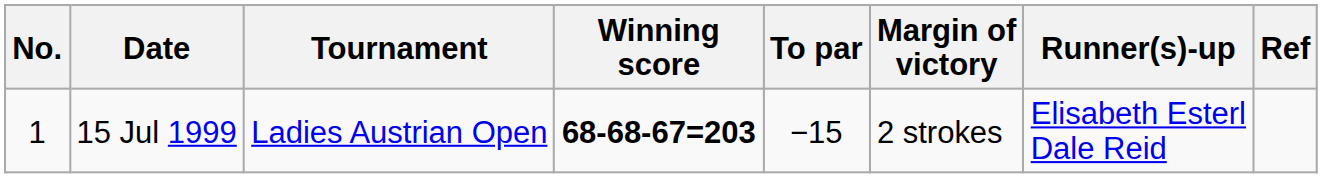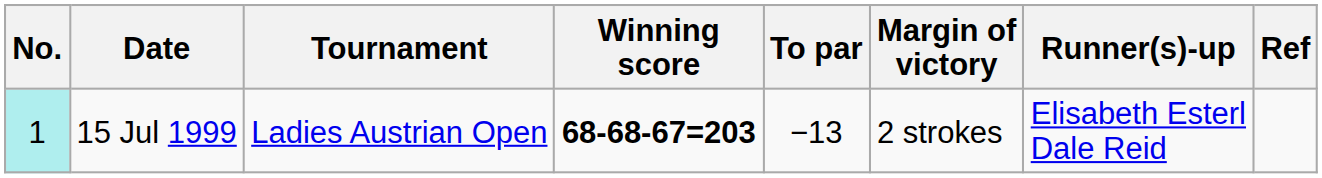(37, 131) no background -> (37, 131) paleturquoise background
(816, 131) −15 -> (816, 131) −13
